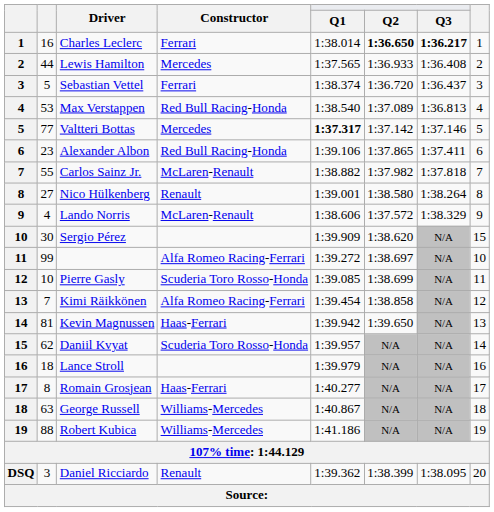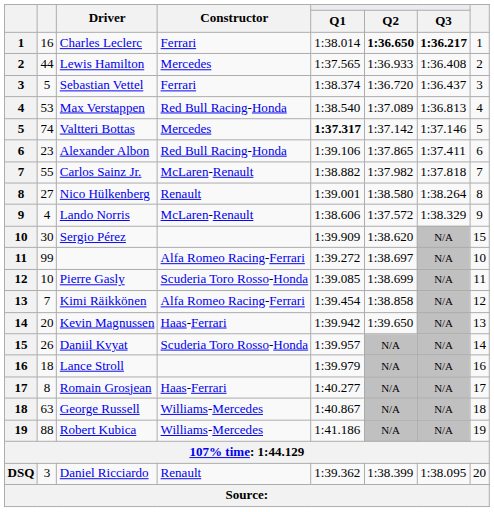(47, 128) 77 -> (47, 128) 74
(47, 322) 81 -> (47, 322) 20
(47, 344) 62 -> (47, 344) 26
